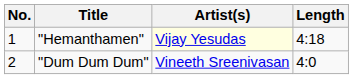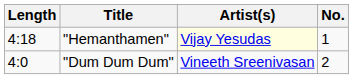columns swapped: (20, 16) <-> (320, 16)
